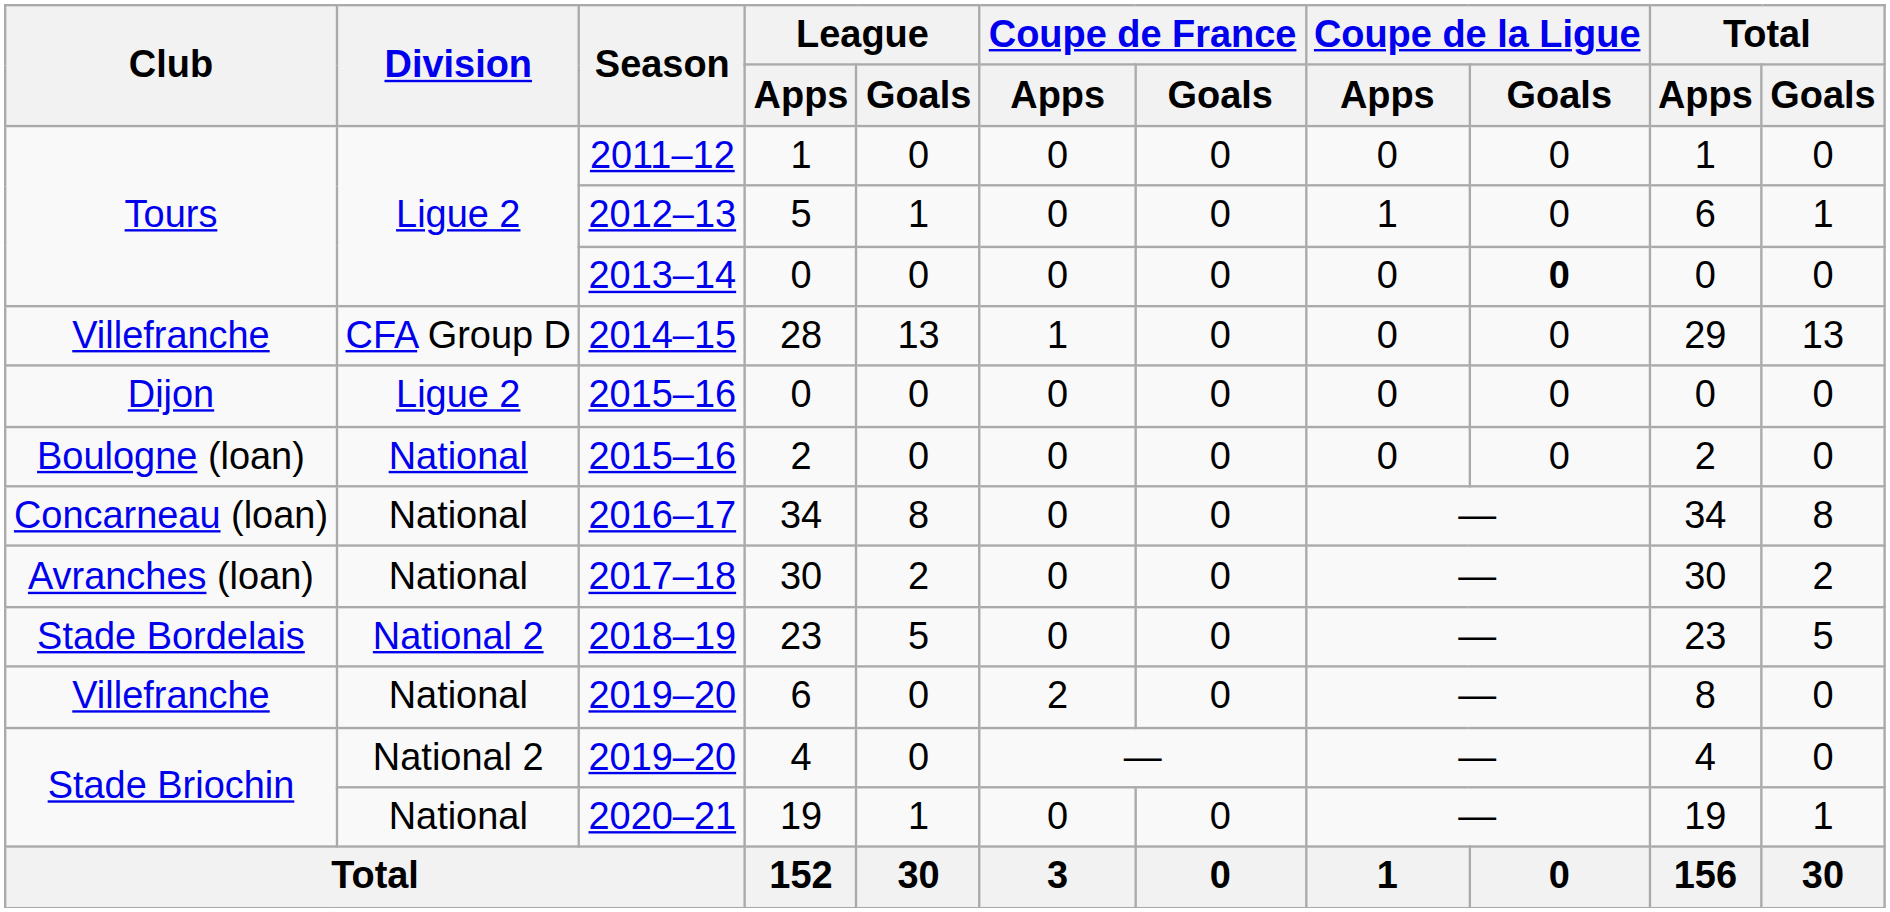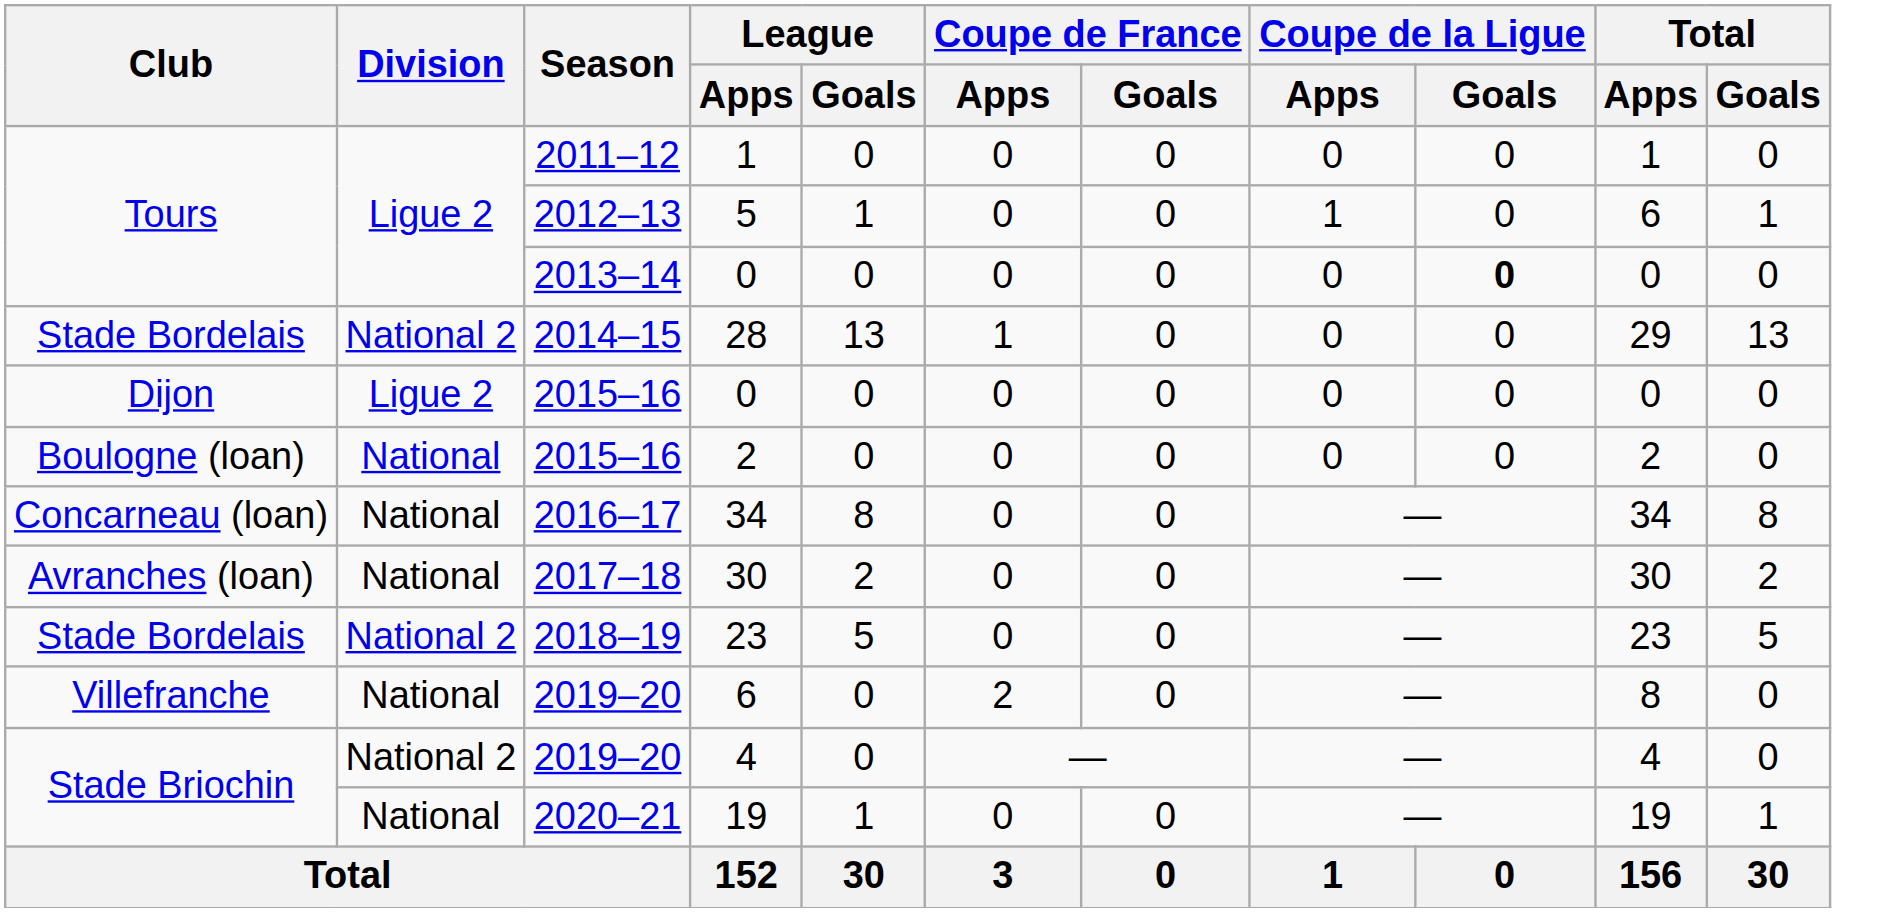(171, 335) Villefranche -> (171, 335) Stade Bordelais
(458, 335) CFA Group D -> (431, 335) National 2
